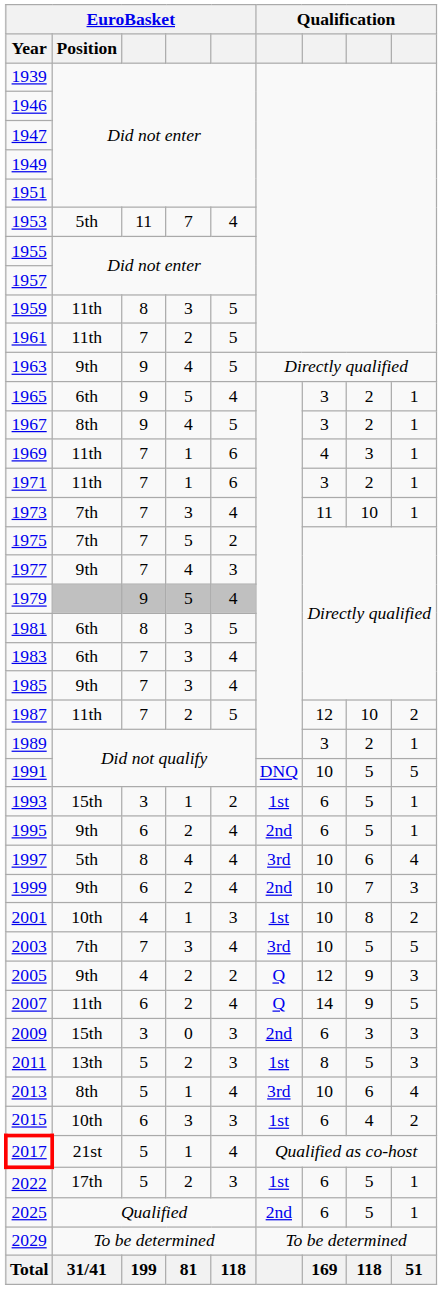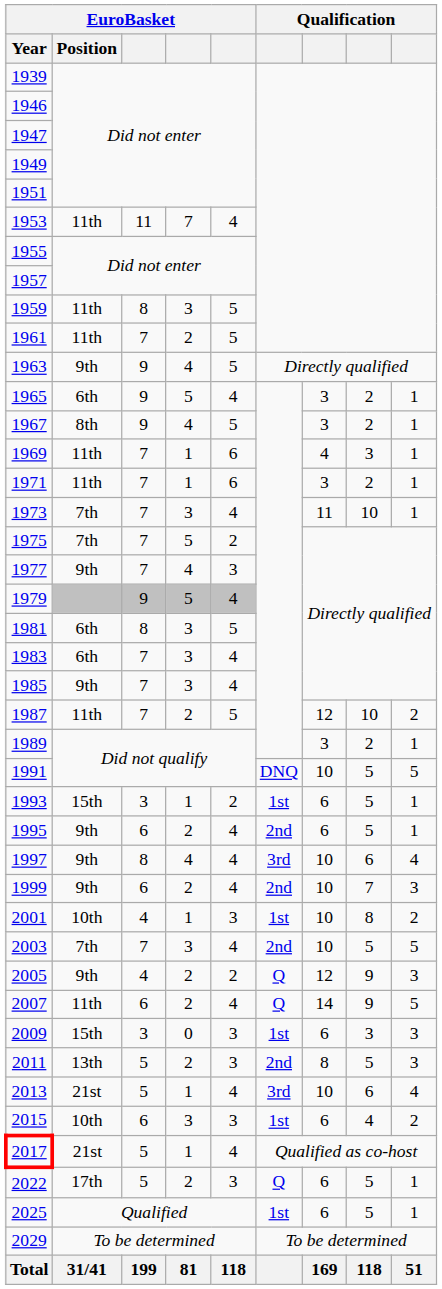(87, 222) 5th -> (87, 222) 11th
(87, 859) 5th -> (87, 859) 9th
(279, 946) 3rd -> (279, 946) 2nd
(279, 1033) 2nd -> (279, 1033) 1st
(279, 1062) 1st -> (279, 1062) 2nd
(87, 1091) 8th -> (87, 1091) 21st
(279, 1182) 1st -> (279, 1182) Q
(279, 1212) 2nd -> (279, 1212) 1st
